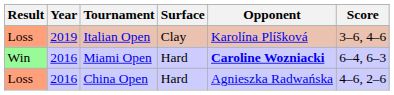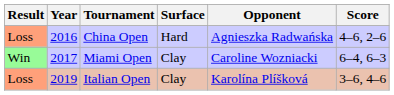rows swapped: (116, 79) <-> (117, 36)
(64, 57) 2016 -> (64, 57) 2017
(174, 57) Hard -> (173, 57) Clay
(268, 57) bold -> (264, 57) normal
